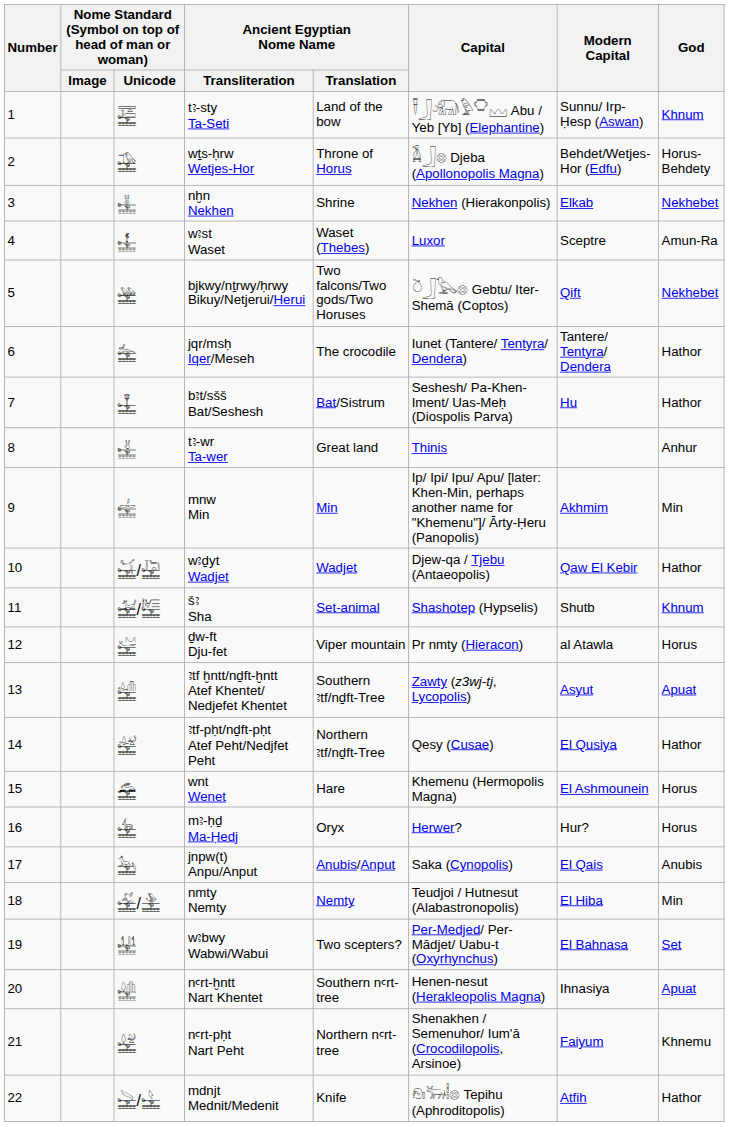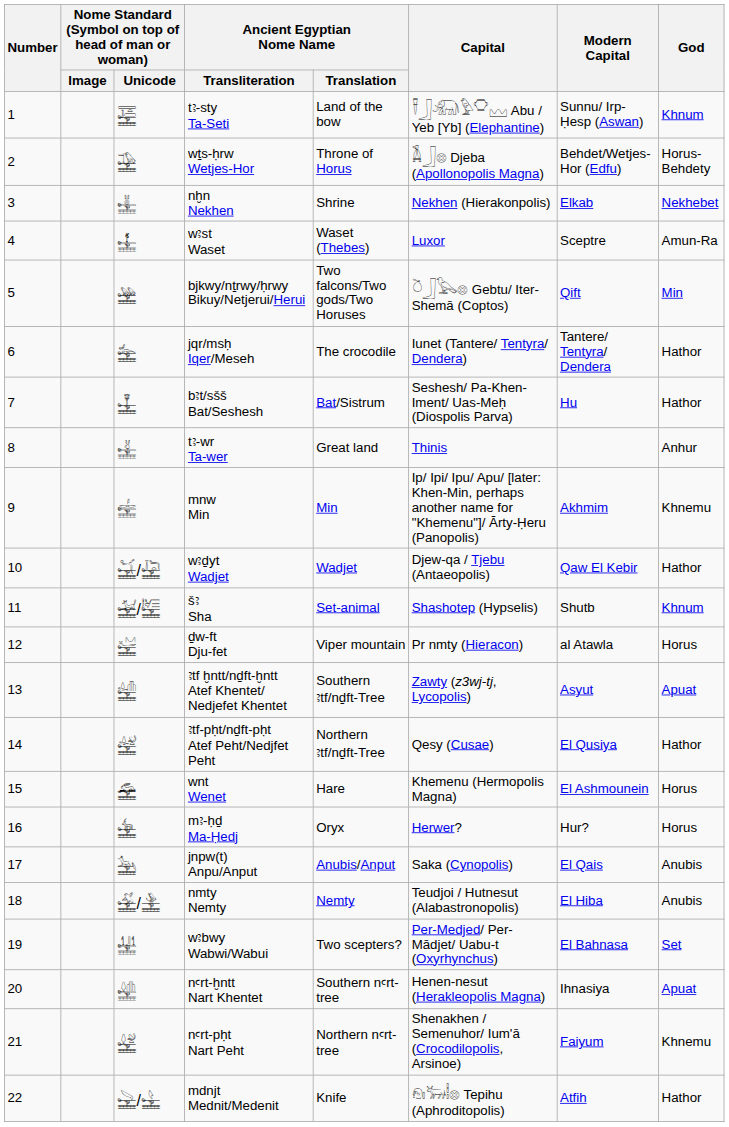(690, 293) Nekhebet -> (672, 293) Min
(672, 507) Min -> (686, 507) Khnemu
(672, 900) Min -> (682, 900) Anubis
